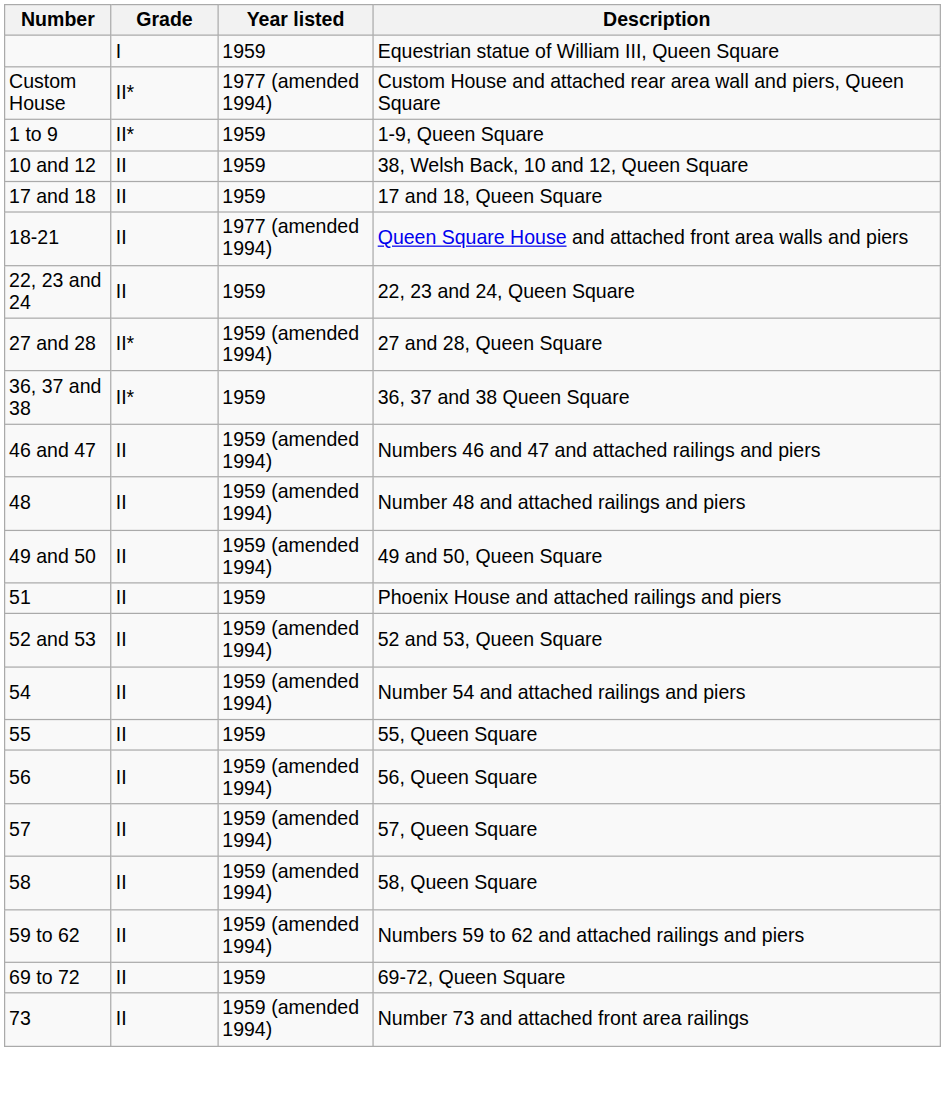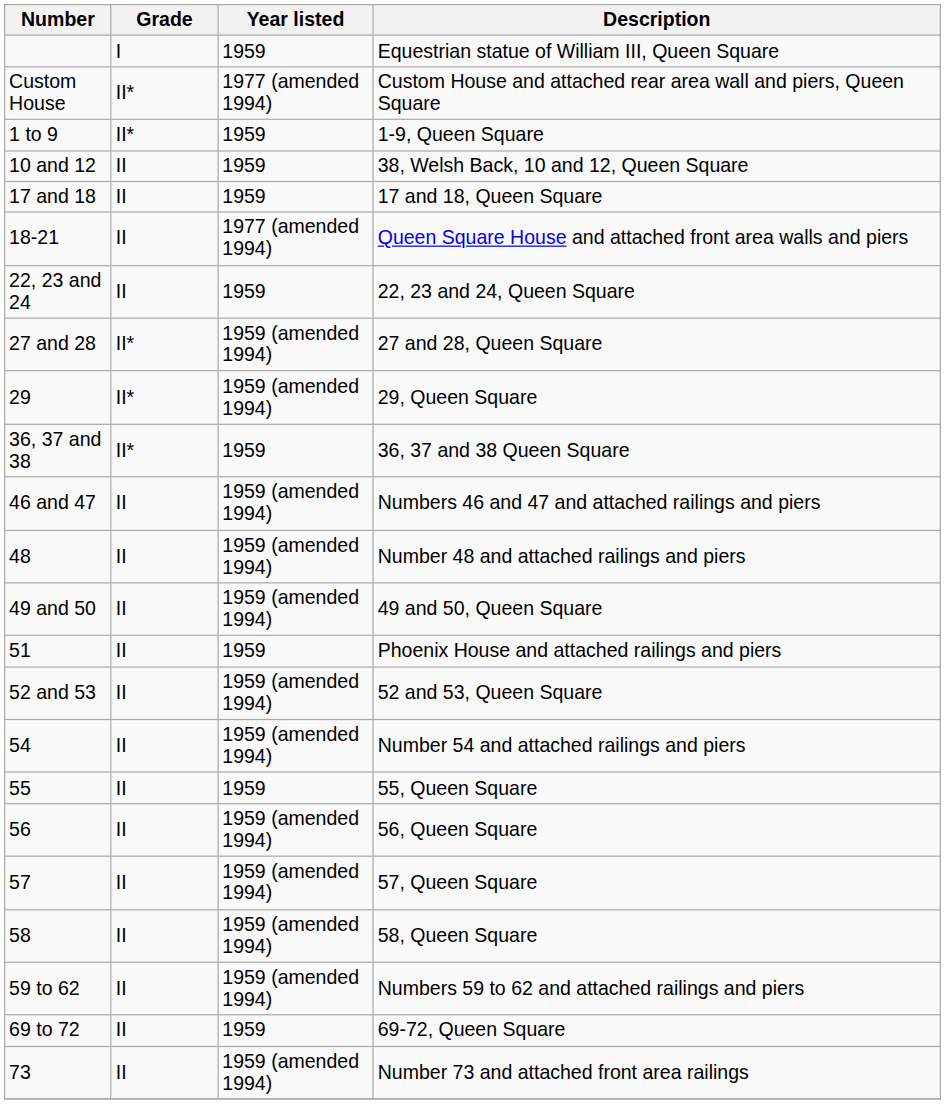+ row: (20, 397)
